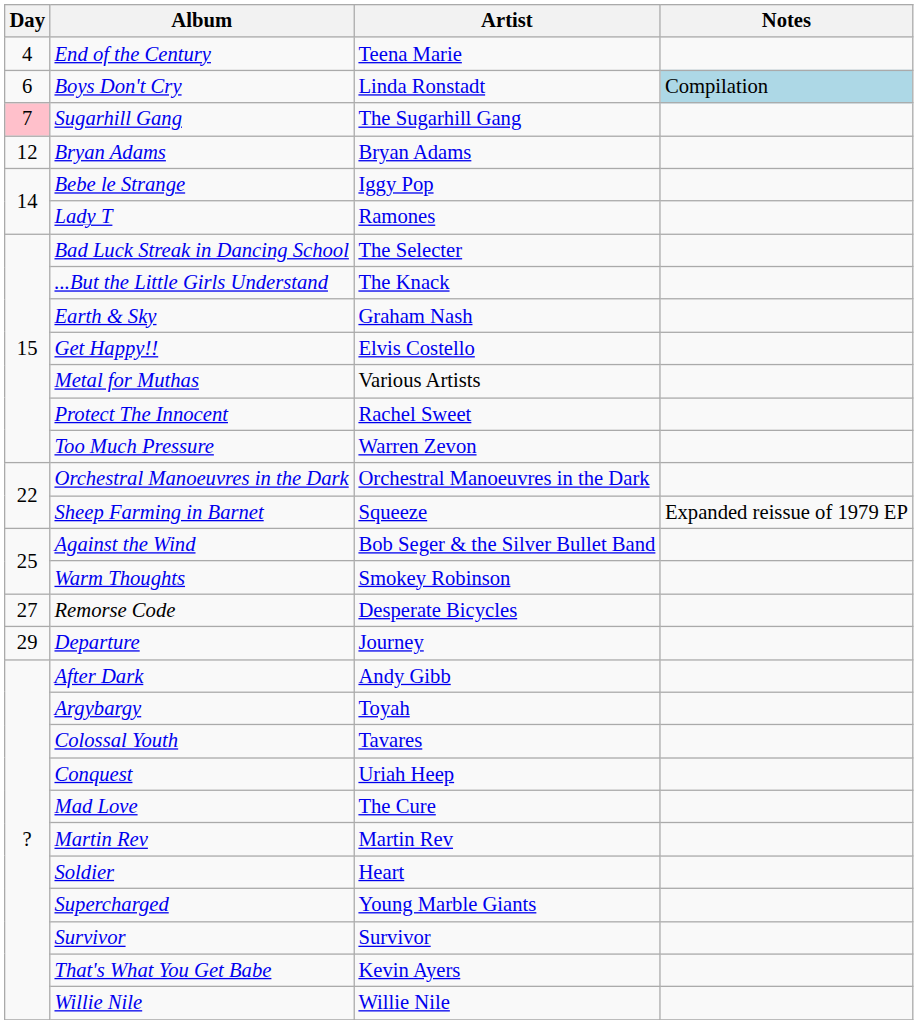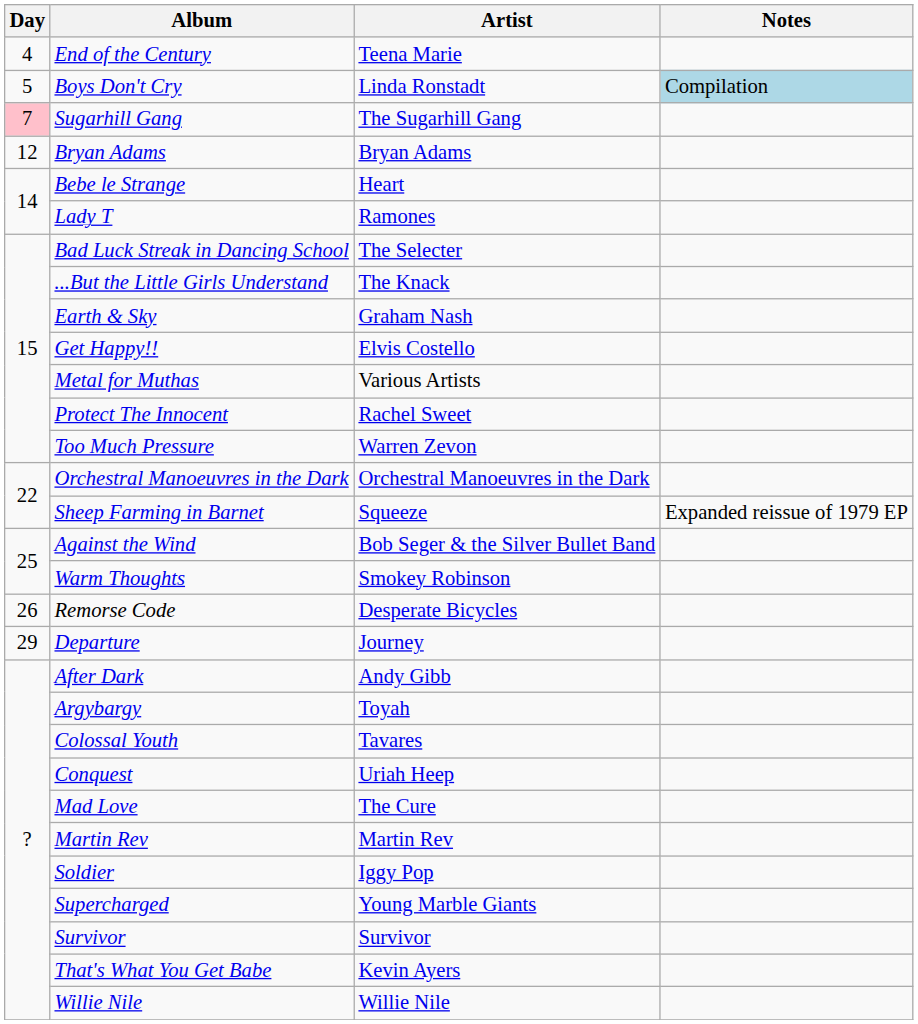(27, 86) 6 -> (27, 86) 5
(396, 184) Iggy Pop -> (381, 184) Heart
(27, 610) 27 -> (27, 610) 26
(381, 871) Heart -> (396, 871) Iggy Pop
